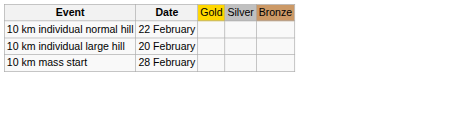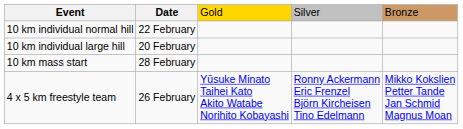+ row: (61, 97)
